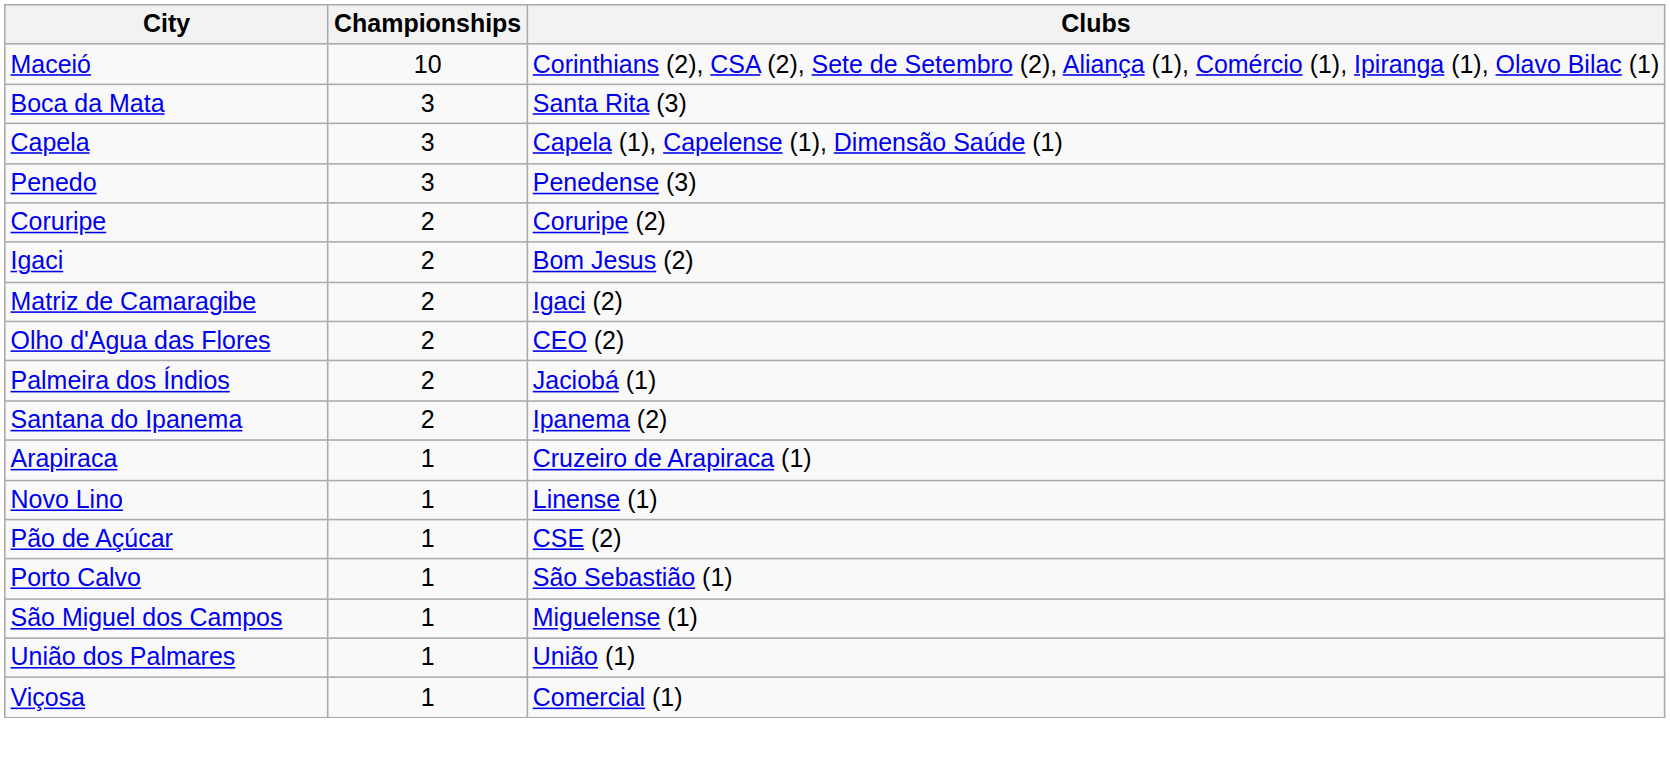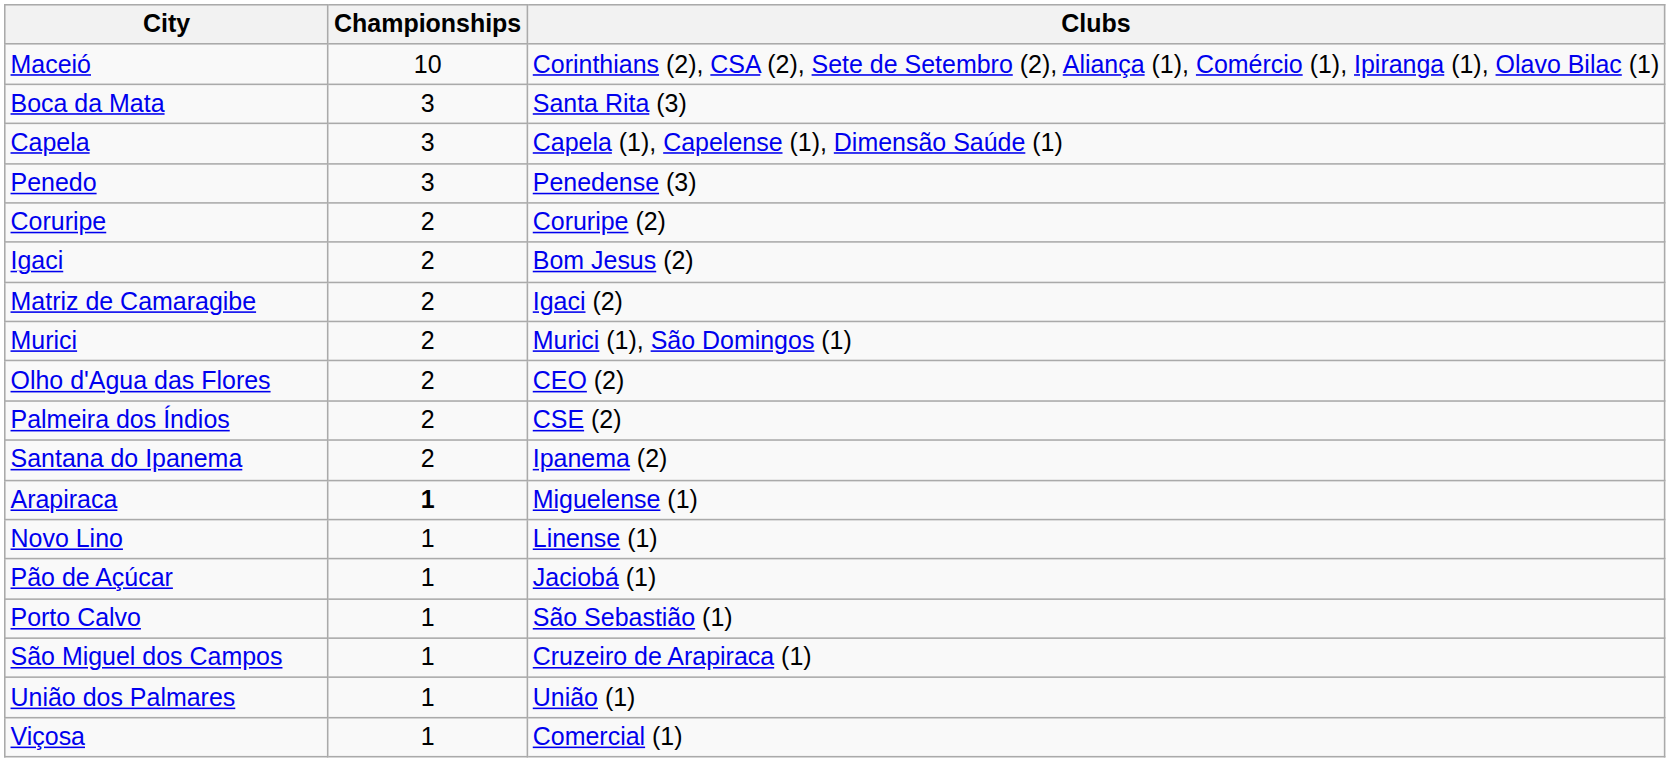+ row: (44, 340)
(595, 380) Jaciobá (1) -> (577, 420) CSE (2)
(428, 459) normal -> (428, 499) bold
(672, 459) Cruzeiro de Arapiraca (1) -> (615, 499) Miguelense (1)
(577, 538) CSE (2) -> (595, 578) Jaciobá (1)
(615, 618) Miguelense (1) -> (672, 657) Cruzeiro de Arapiraca (1)
